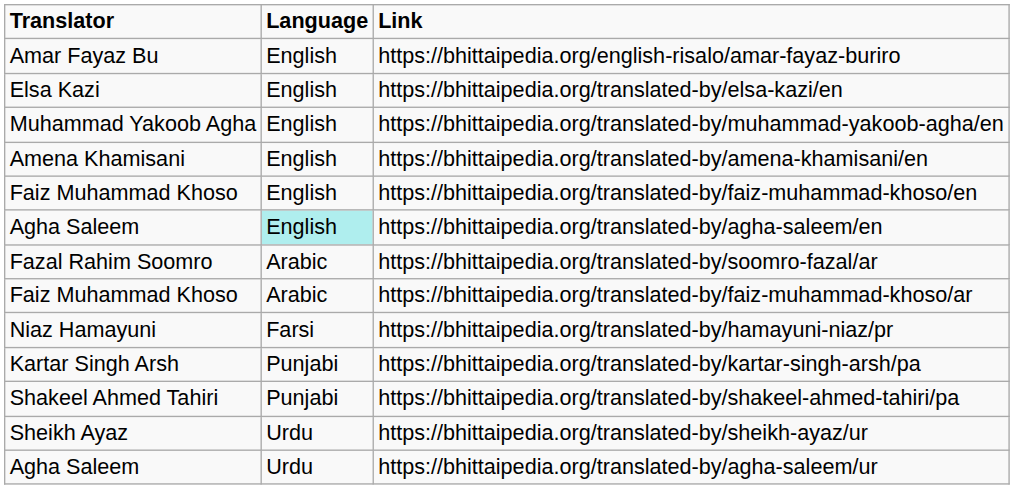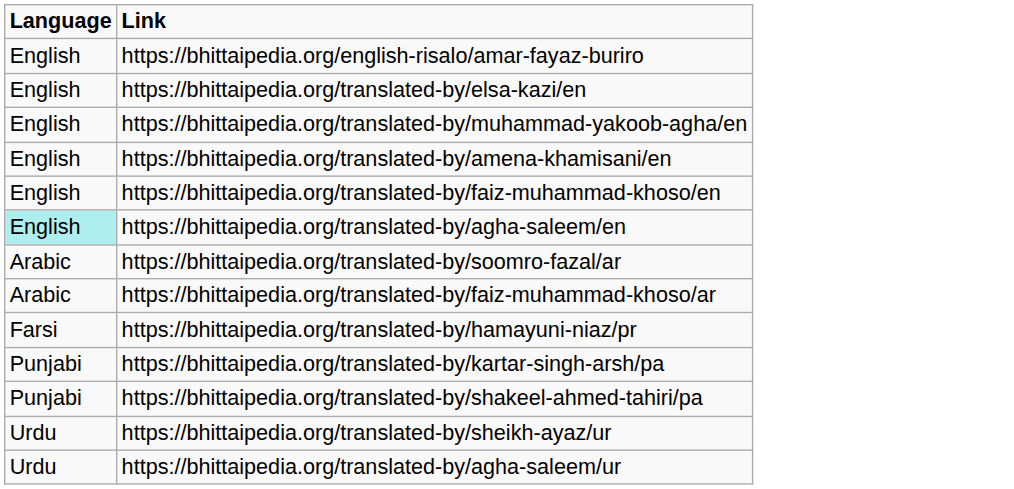- column: (62, 21)
